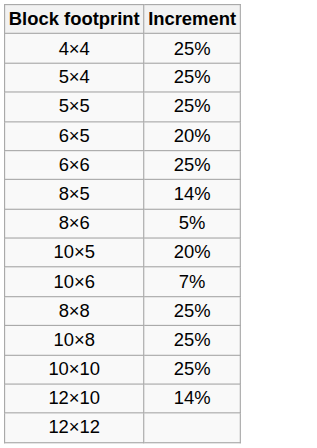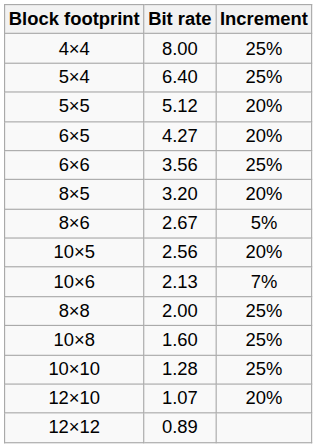+ column: (180, 19)
(192, 106) 25% -> (264, 106) 20%
(192, 194) 14% -> (264, 194) 20%
(192, 398) 14% -> (264, 398) 20%
